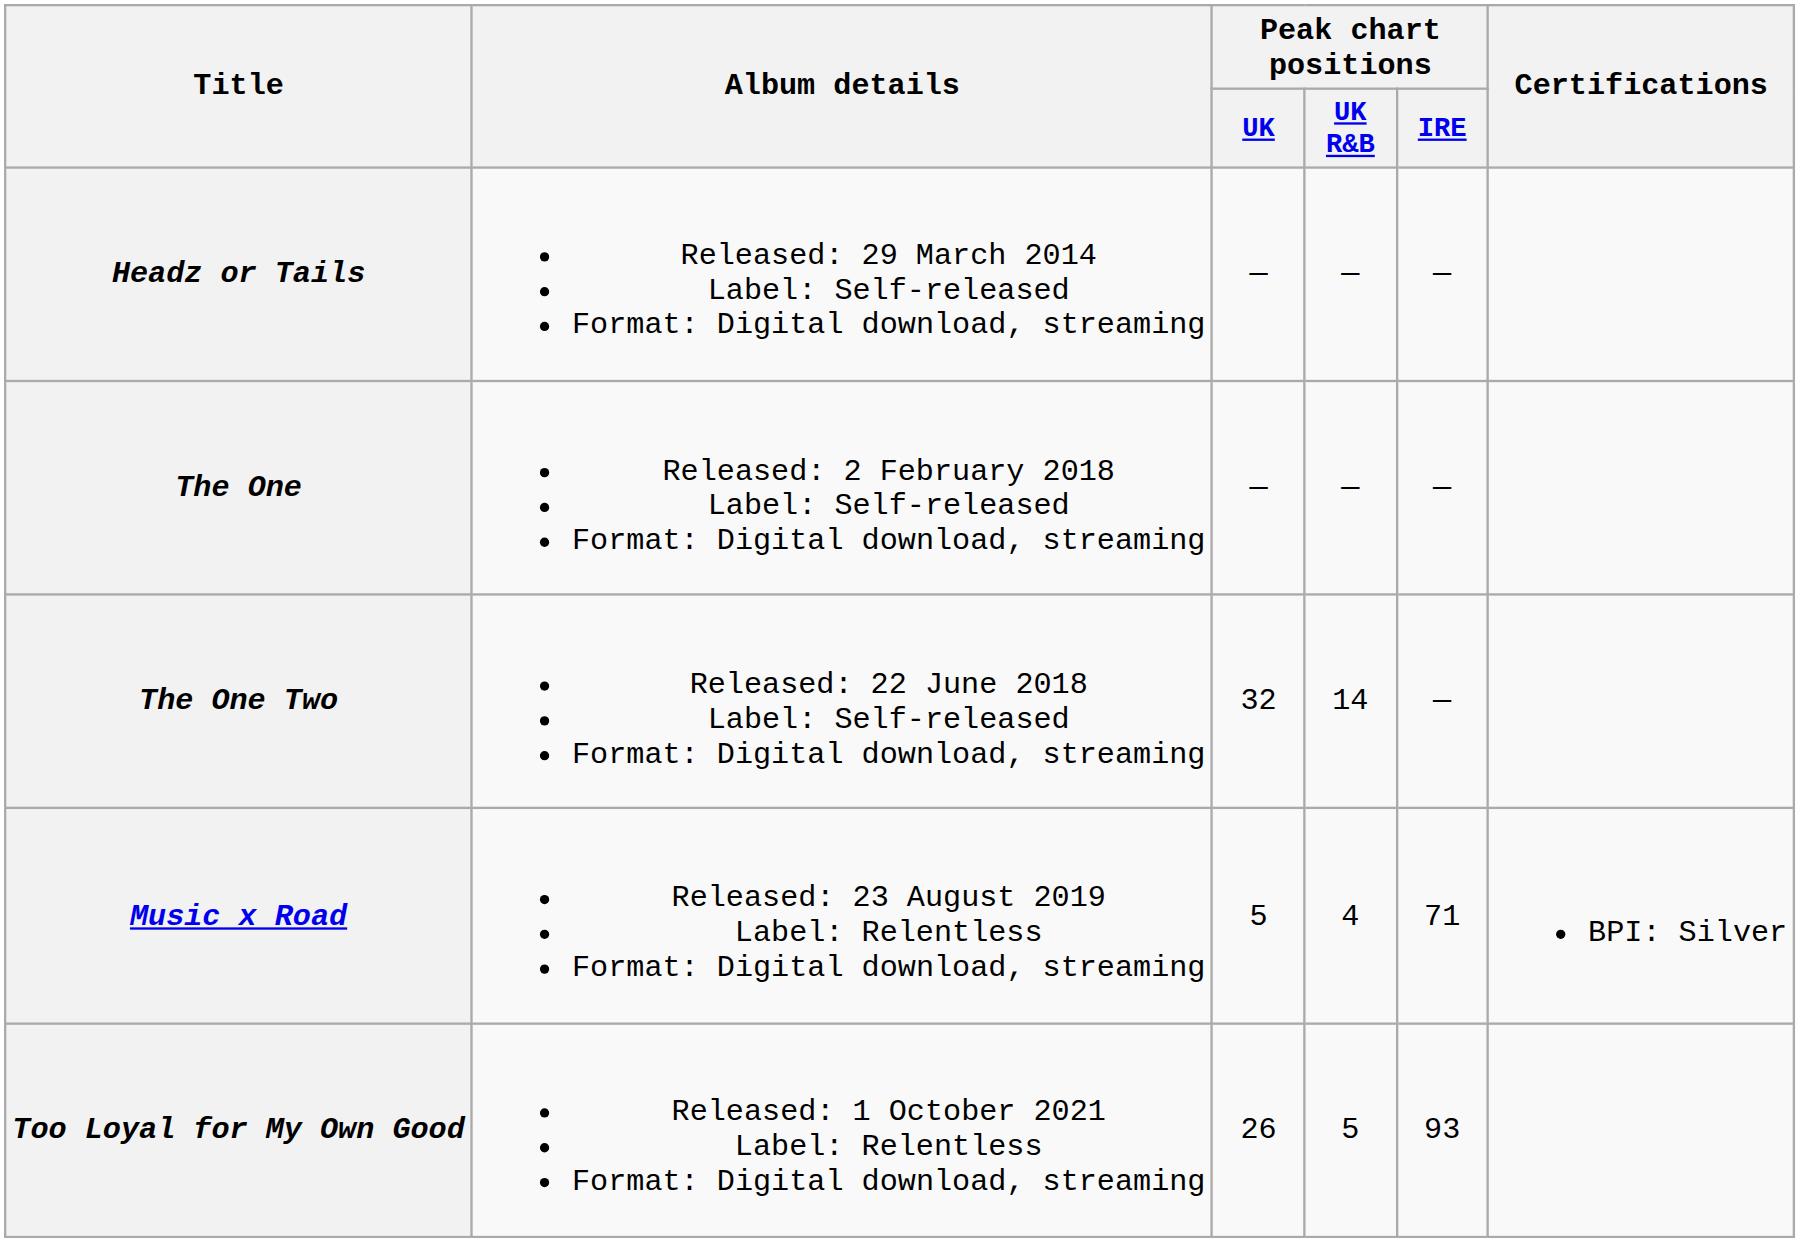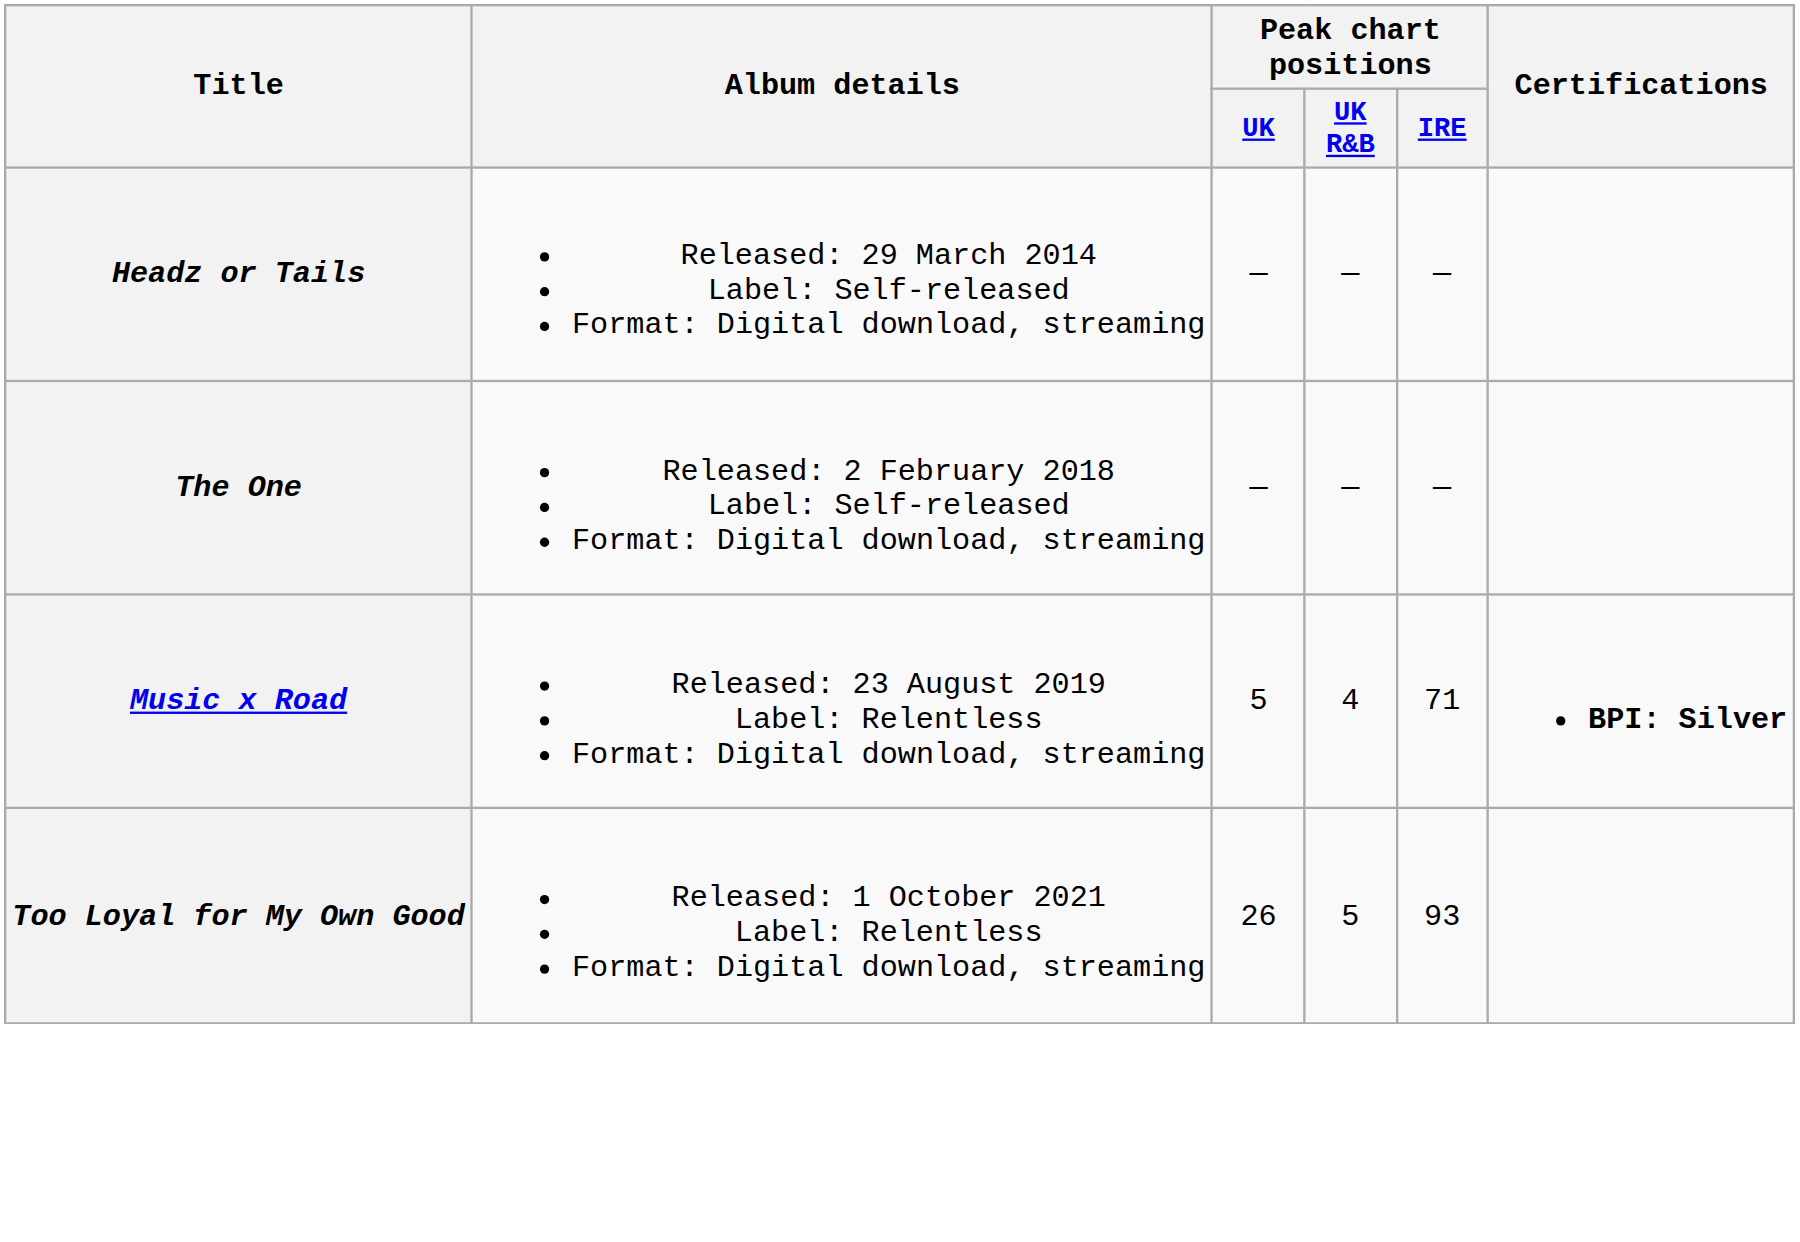- row: (239, 702)
(1641, 933) normal -> (1641, 719) bold
